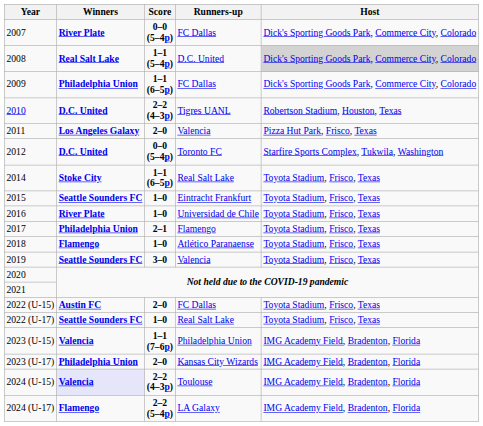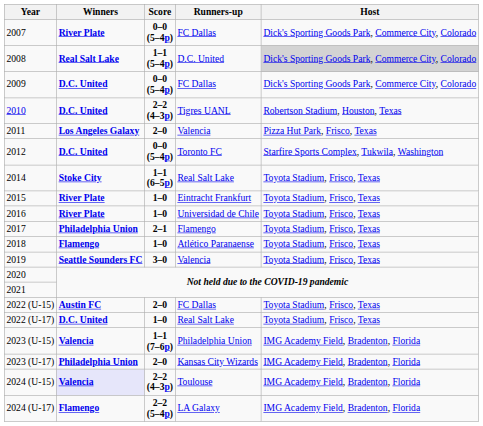(98, 84) Philadelphia Union -> (83, 84) D.C. United
(160, 84) 1–1 (6–5p) -> (160, 84) 0–0 (5–4p)
(101, 198) Seattle Sounders FC -> (82, 198) River Plate
(101, 320) Seattle Sounders FC -> (83, 320) D.C. United
